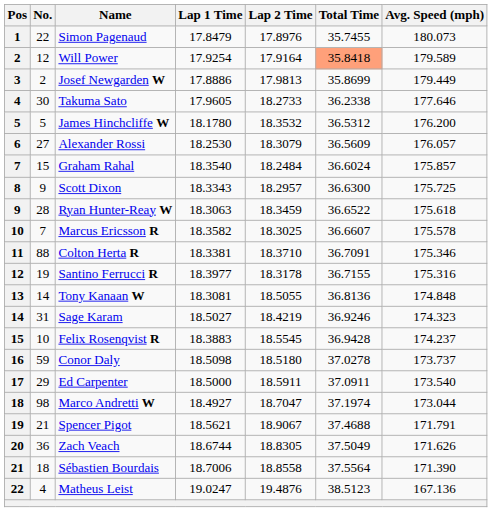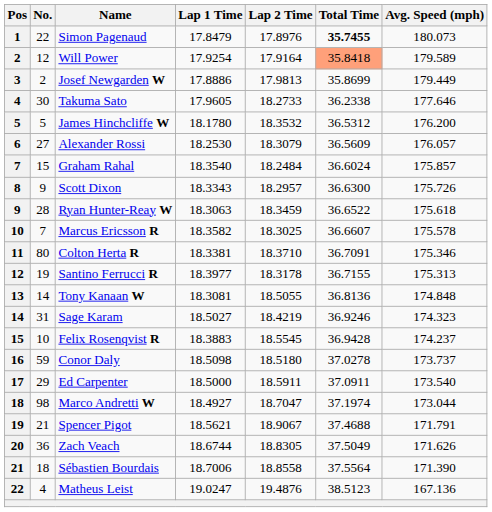(349, 37) normal -> (349, 37) bold
(435, 187) 175.725 -> (435, 187) 175.726
(43, 252) 88 -> (43, 252) 80
(435, 274) 175.316 -> (435, 274) 175.313
